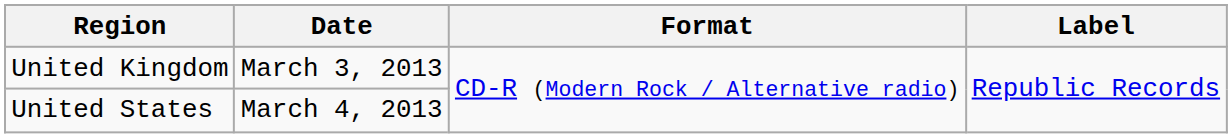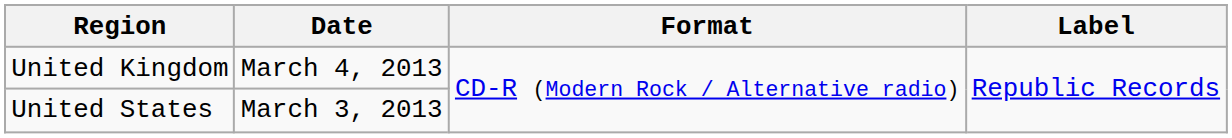(342, 68) March 3, 2013 -> (342, 68) March 4, 2013
(342, 110) March 4, 2013 -> (342, 110) March 3, 2013
